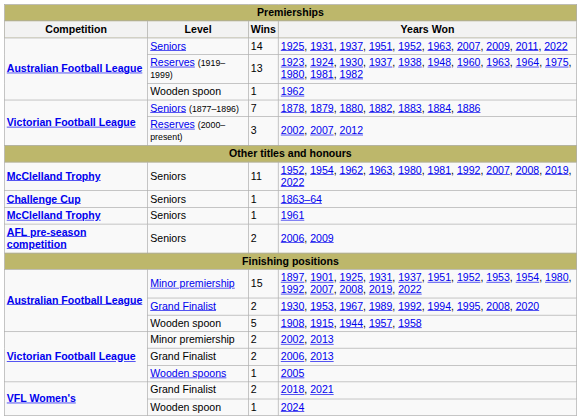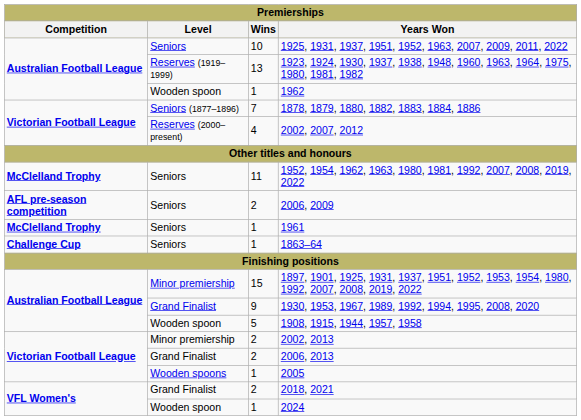(257, 46) 14 -> (257, 46) 10
(254, 131) 3 -> (254, 131) 4
rows swapped: (301, 199) <-> (307, 238)
(254, 306) 2 -> (254, 306) 9
